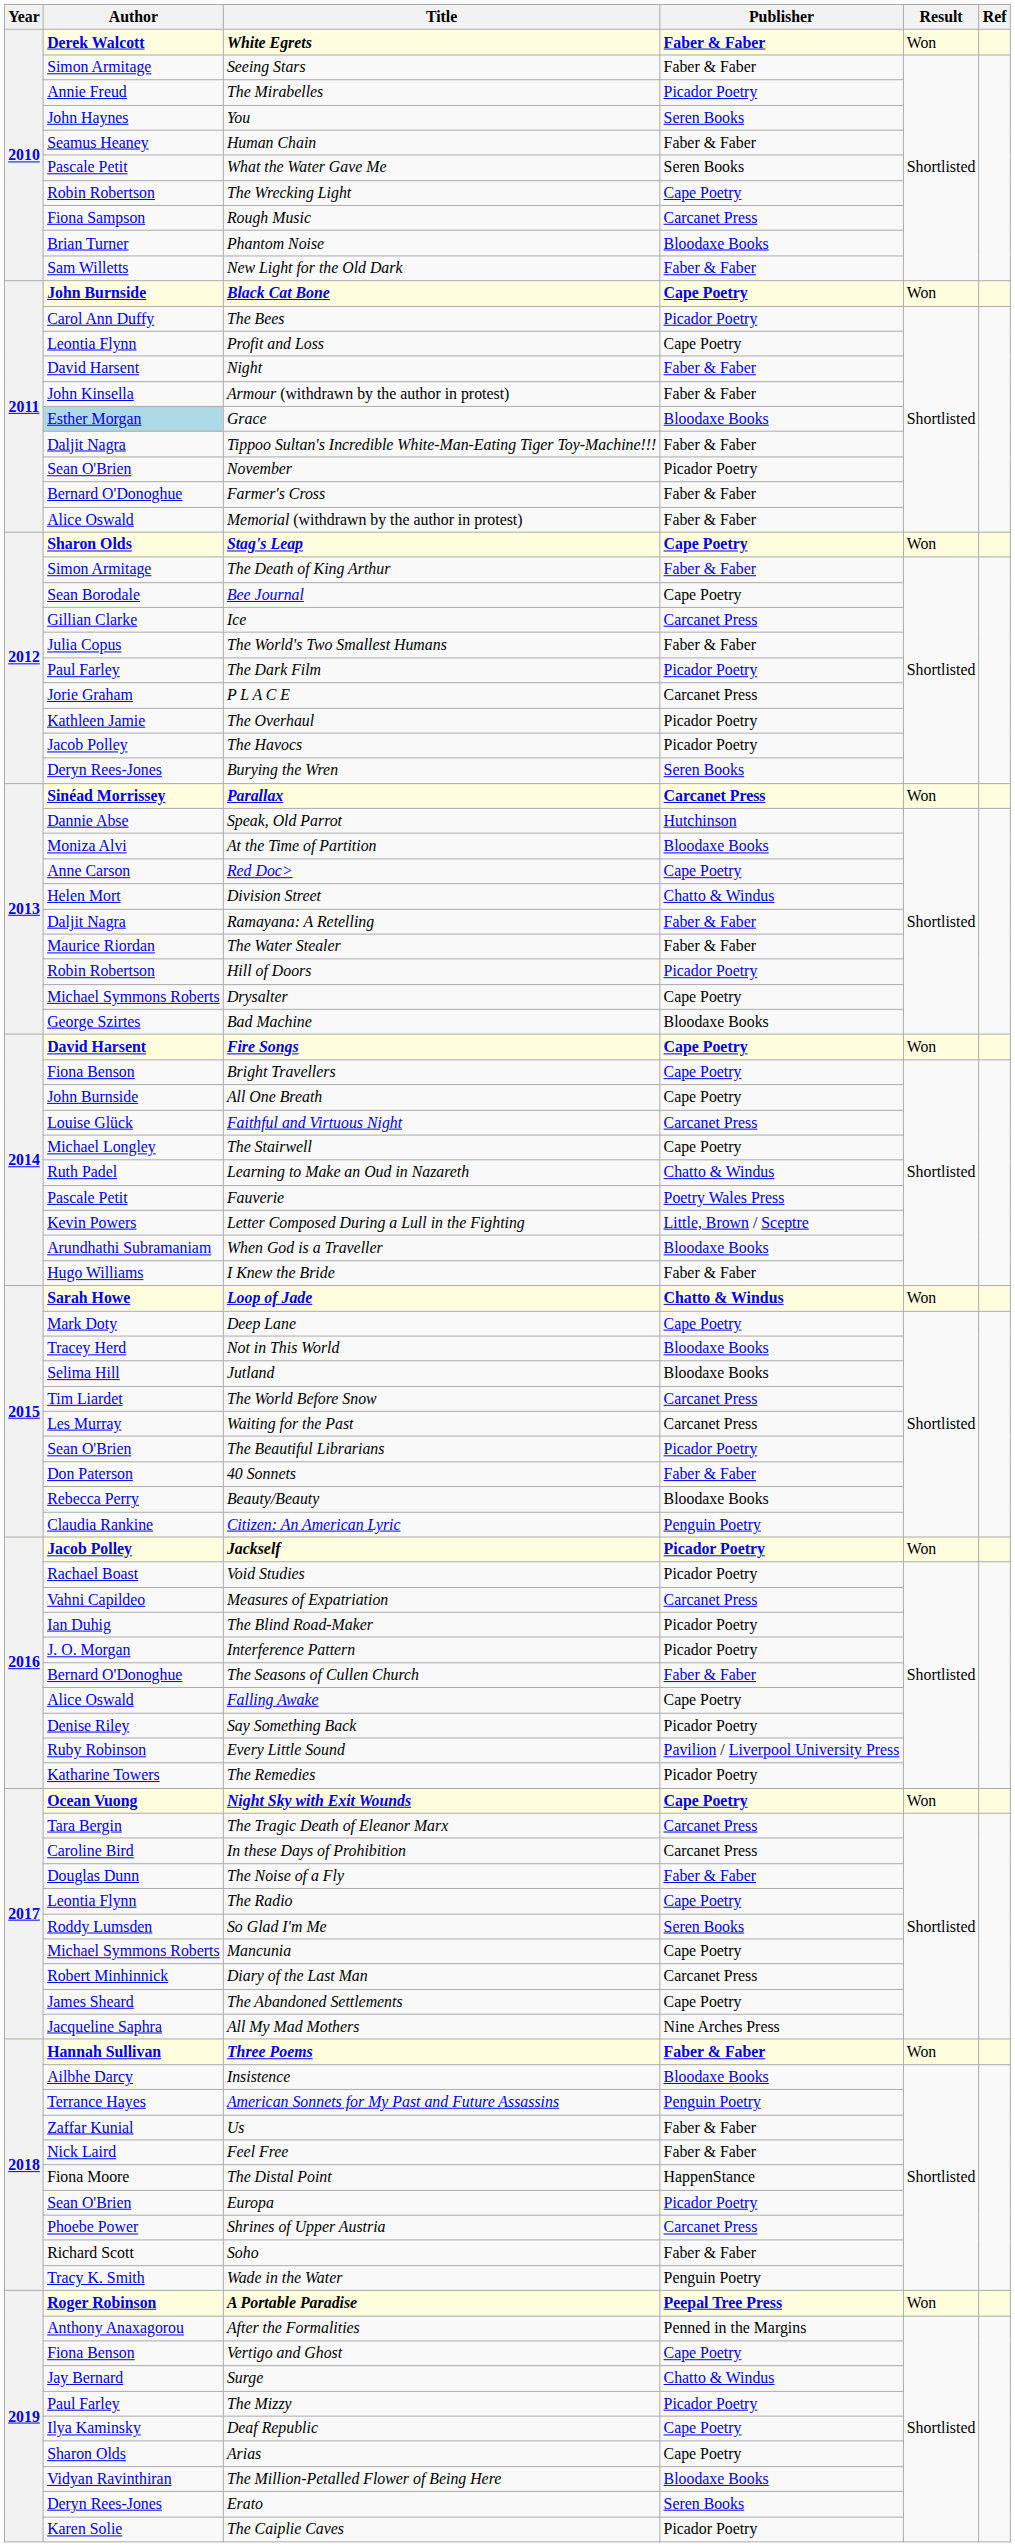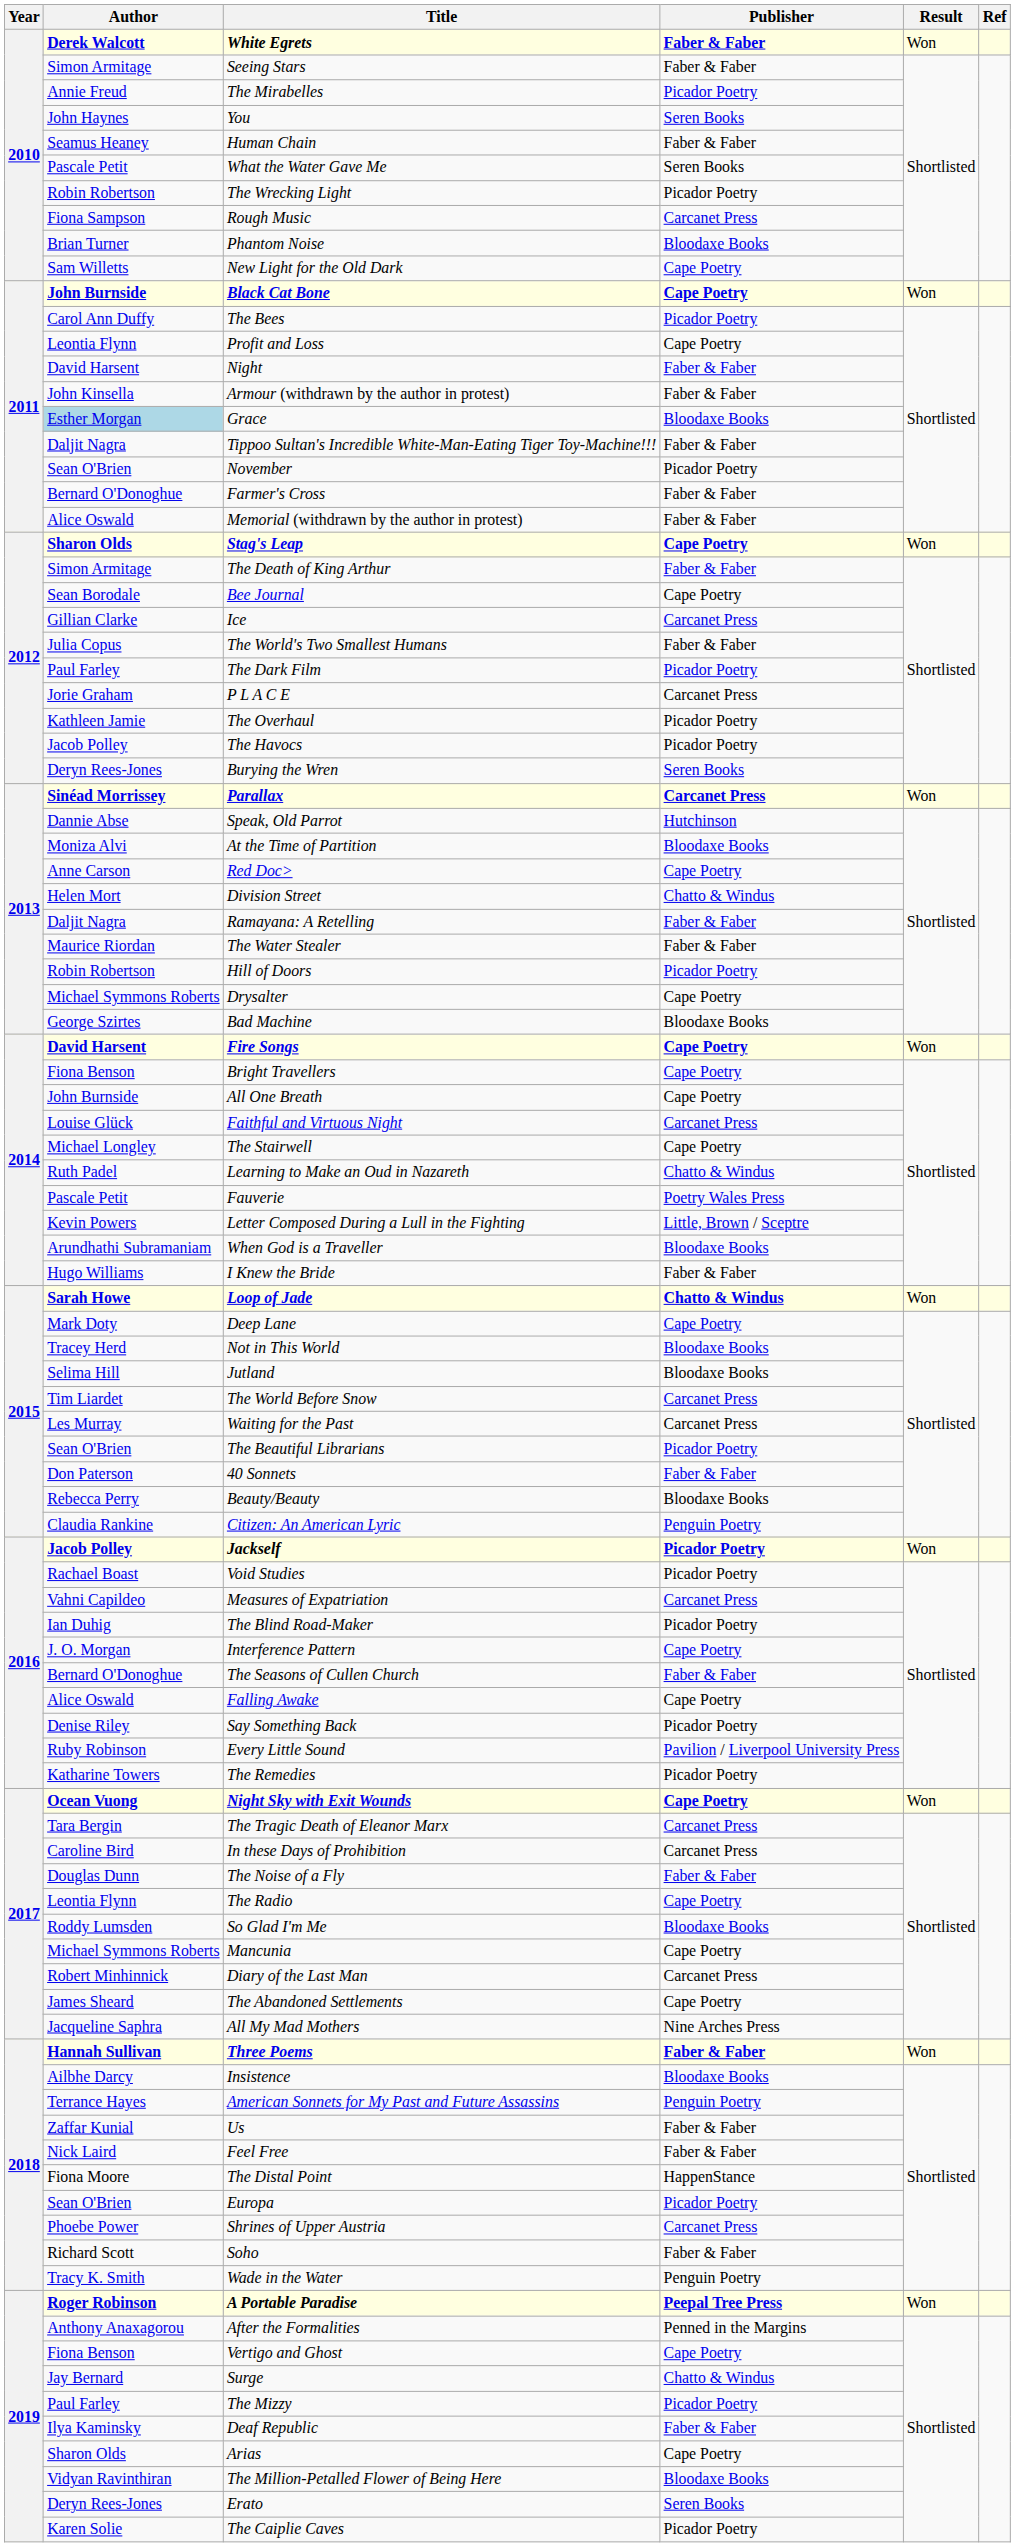(703, 192) Cape Poetry -> (710, 192) Picador Poetry
(710, 268) Faber & Faber -> (703, 268) Cape Poetry
(710, 1649) Picador Poetry -> (703, 1649) Cape Poetry
(704, 1926) Seren Books -> (716, 1926) Bloodaxe Books
(703, 2428) Cape Poetry -> (710, 2428) Faber & Faber
